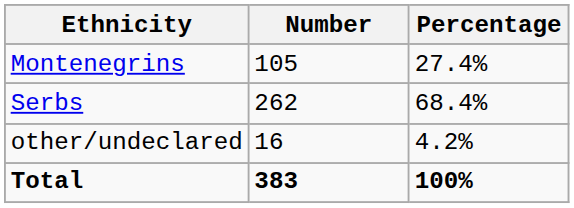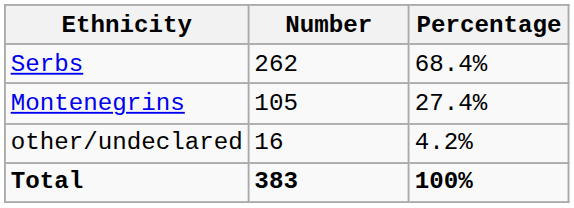rows swapped: (47, 103) <-> (98, 64)
